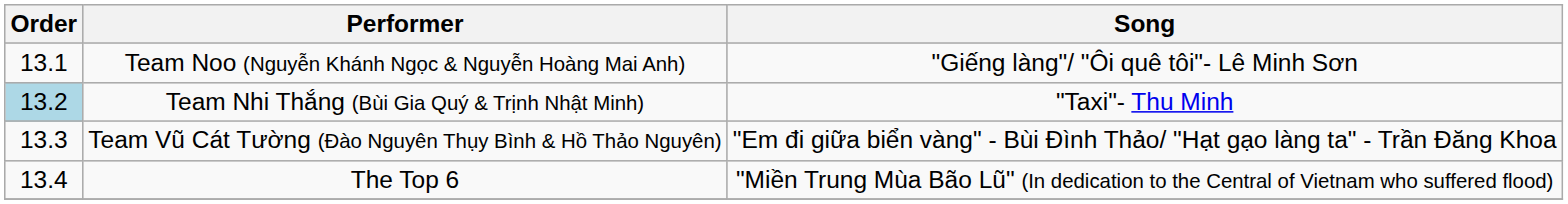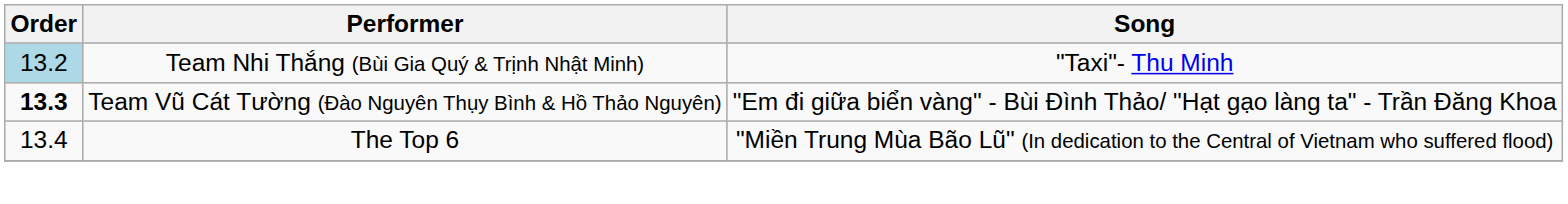- row: (405, 62)
(44, 140) normal -> (44, 101) bold
